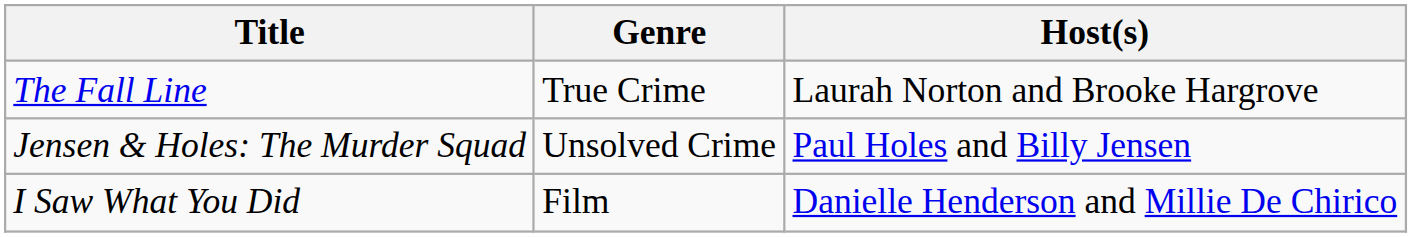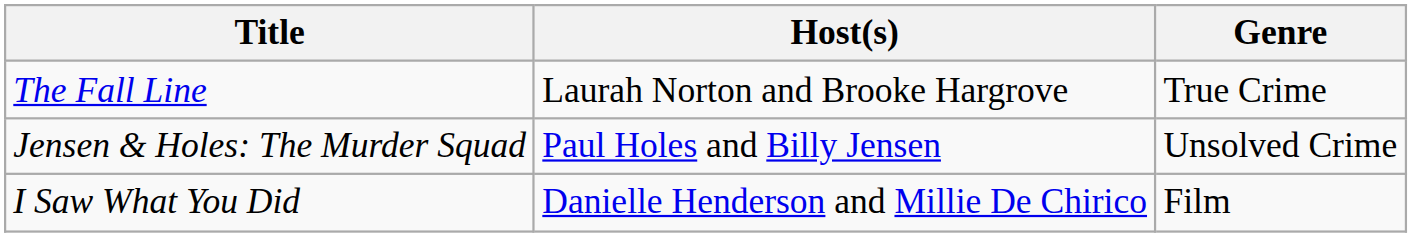columns swapped: (1095, 32) <-> (659, 32)
